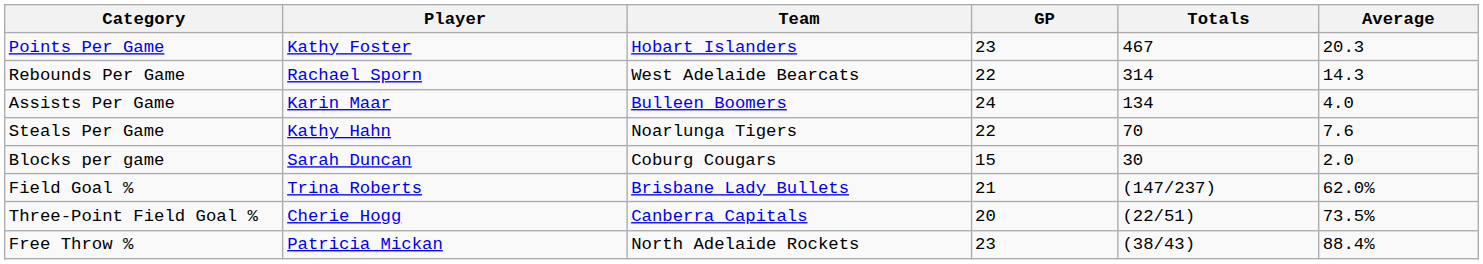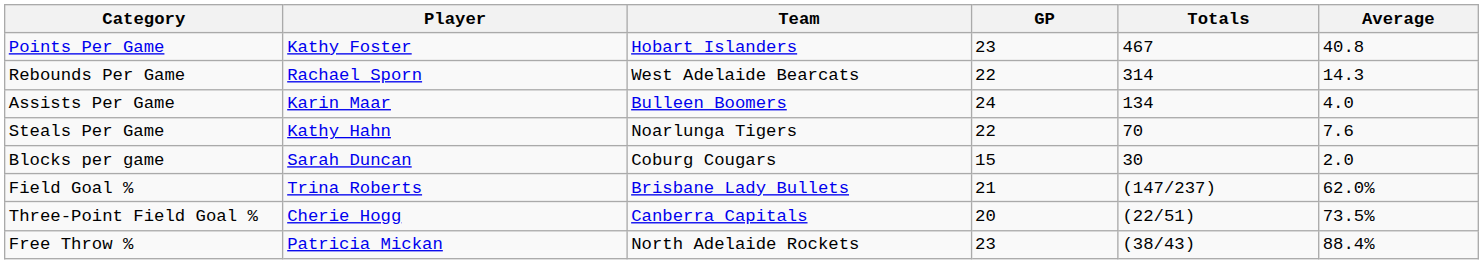(1343, 47) 20.3 -> (1343, 47) 40.8
